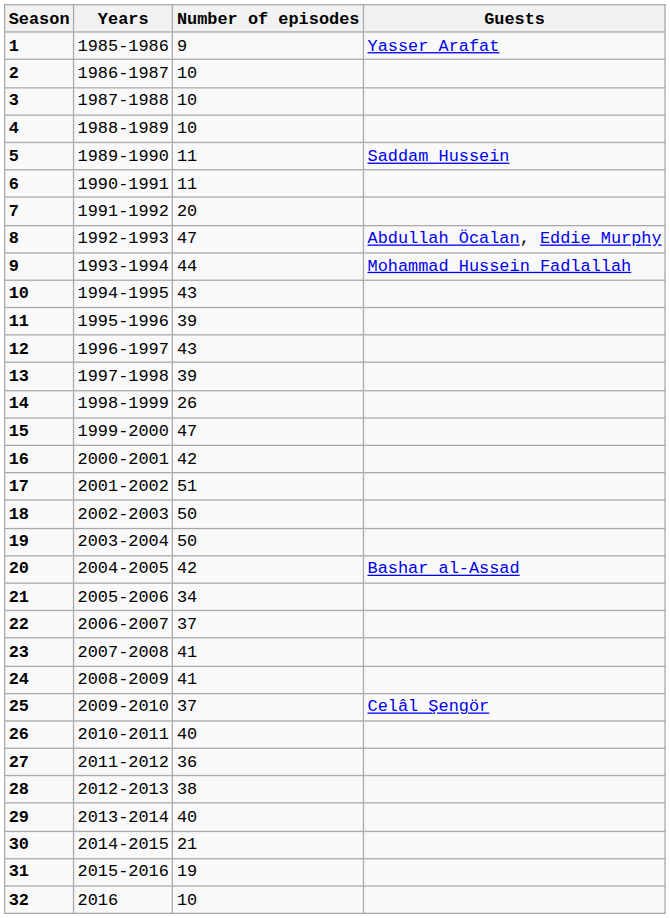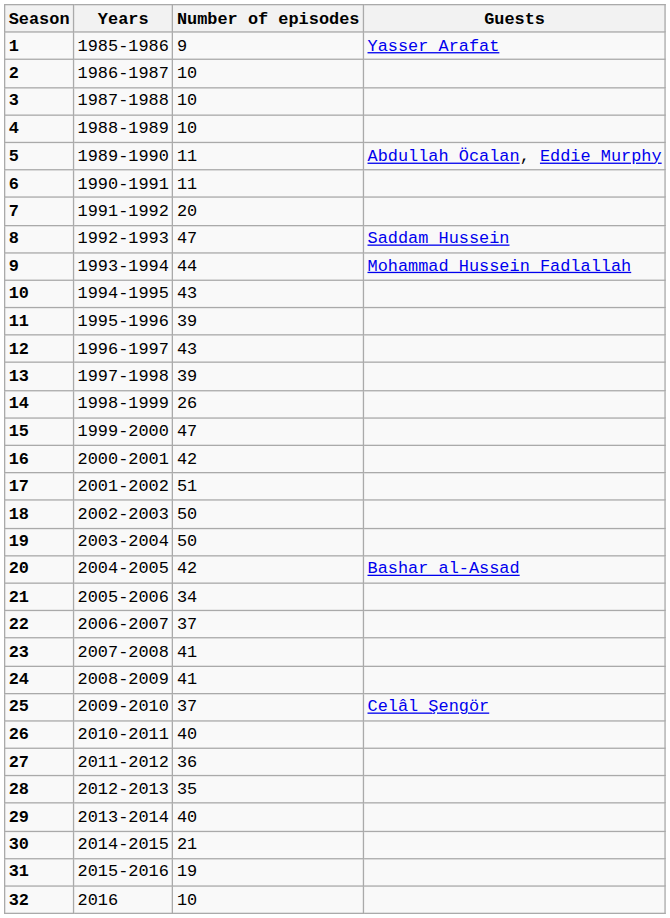(439, 156) Saddam Hussein -> (515, 156) Abdullah Öcalan, Eddie Murphy
(515, 239) Abdullah Öcalan, Eddie Murphy -> (439, 239) Saddam Hussein
(187, 790) 38 -> (187, 790) 35
